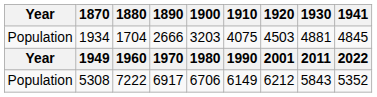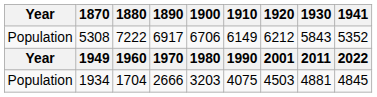rows swapped: (94, 37) <-> (94, 80)
